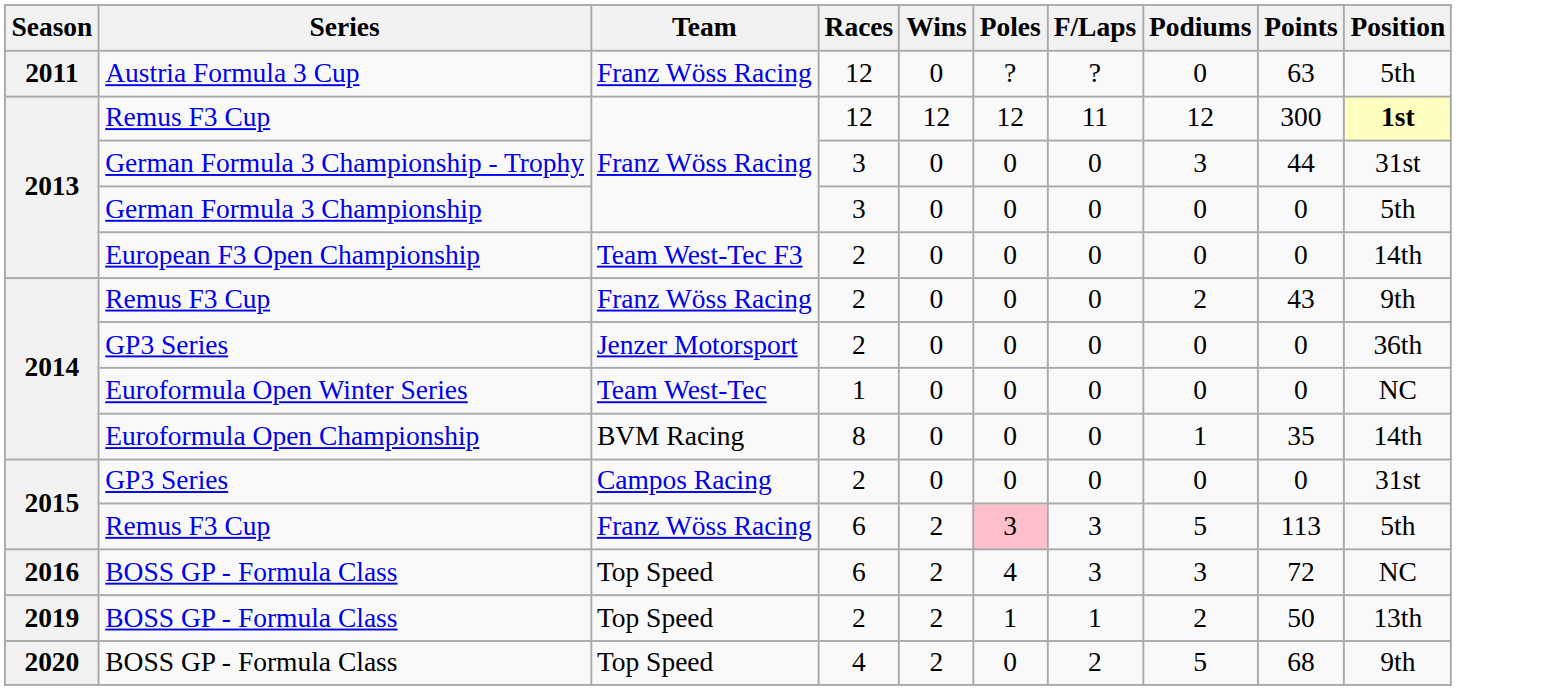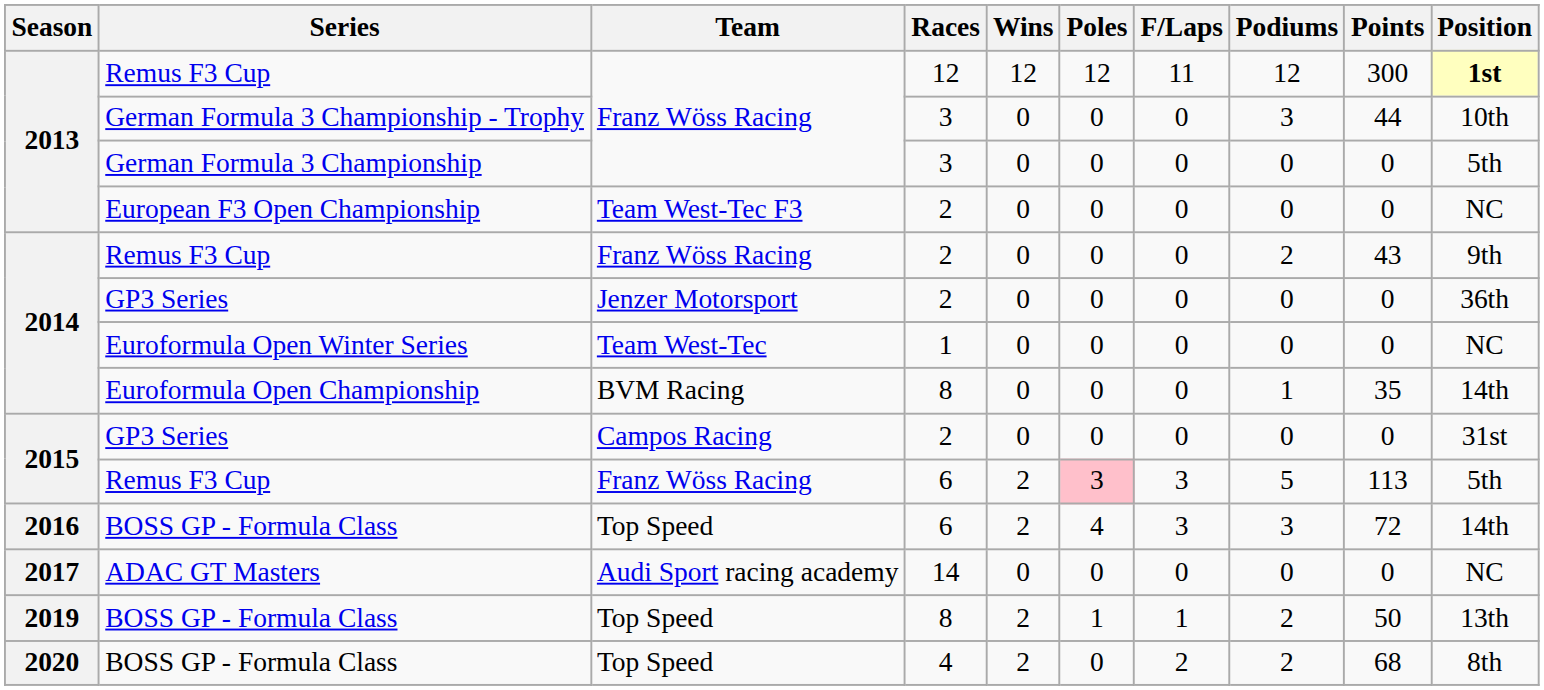- row: (52, 72)
(1398, 163) 31st -> (1485, 118) 10th
(1398, 254) 14th -> (1485, 209) NC
(1398, 571) NC -> (1485, 526) 14th
+ row: (52, 571)
(859, 617) 2 -> (946, 617) 8
(1200, 662) 5 -> (1287, 662) 2
(1398, 662) 9th -> (1485, 662) 8th
